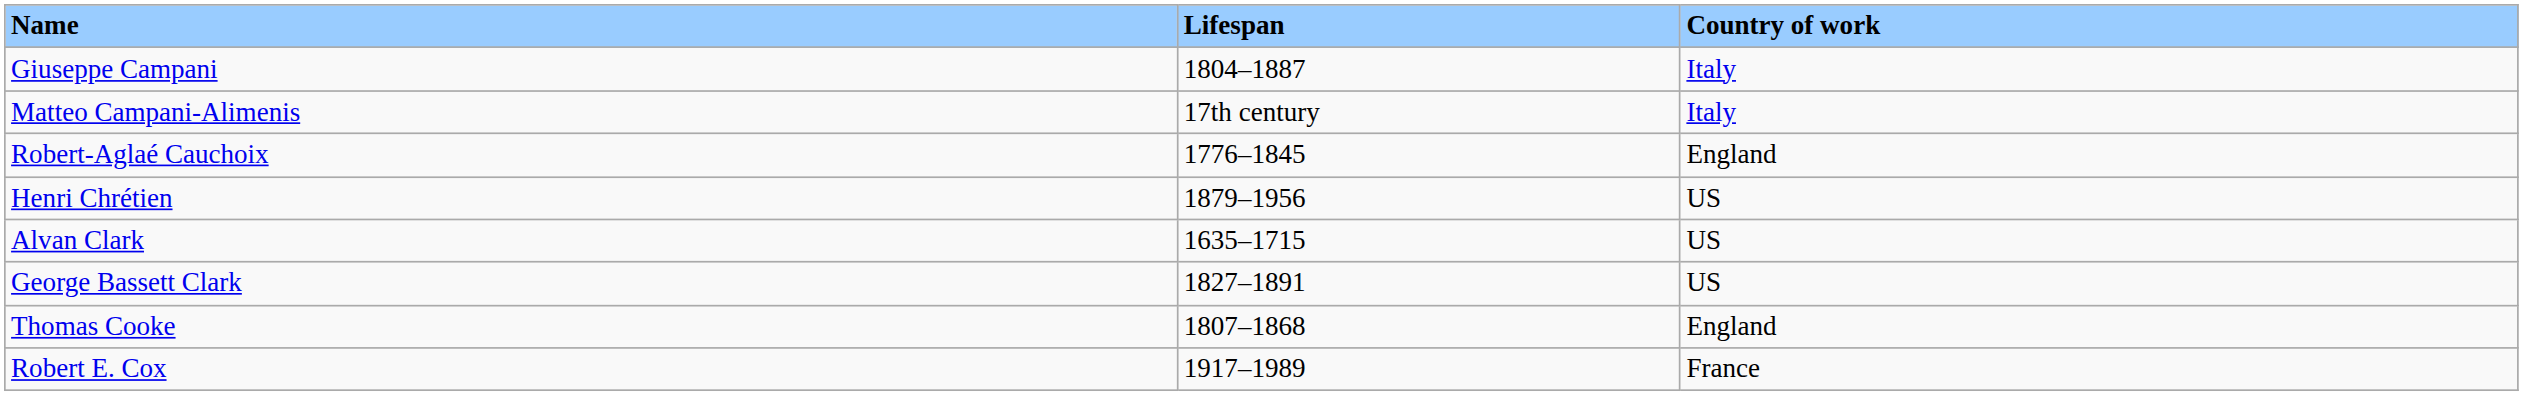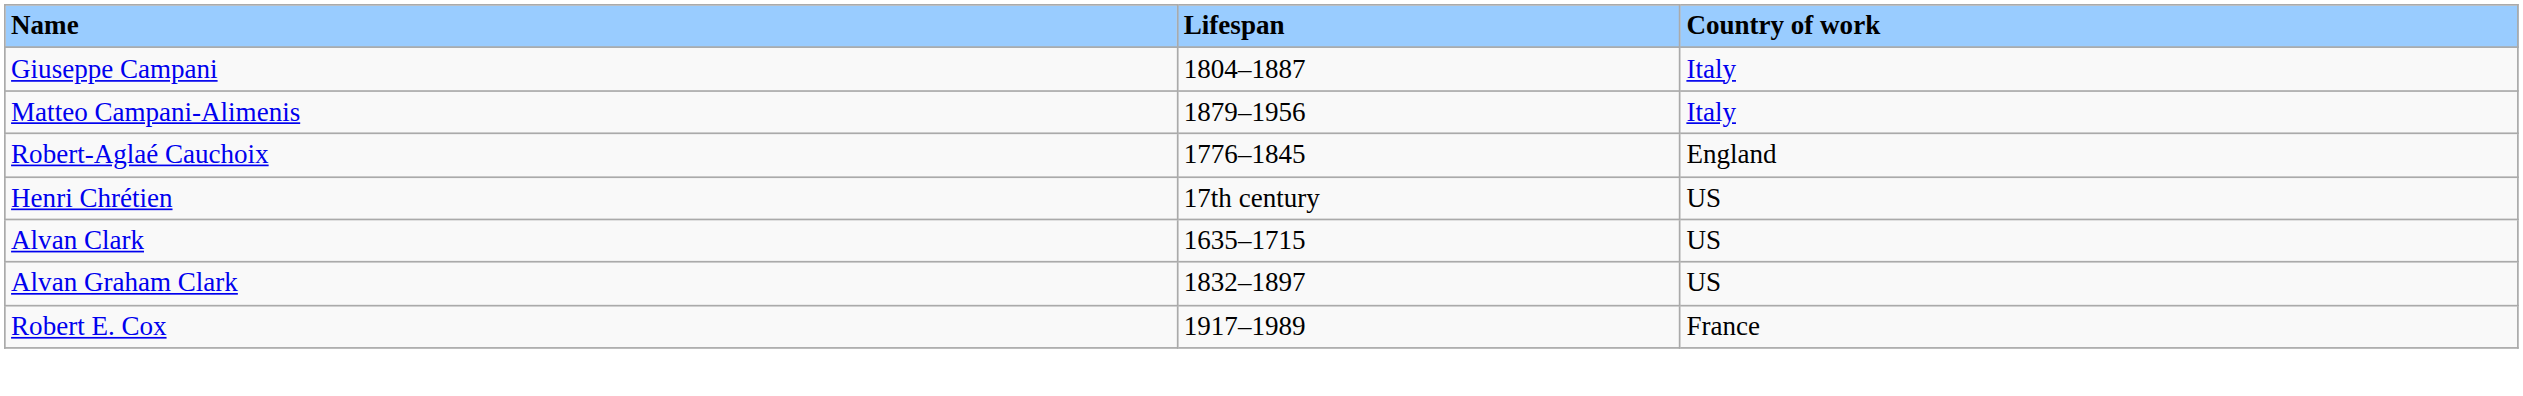(1252, 111) 17th century -> (1245, 111) 1879–1956
(1245, 197) 1879–1956 -> (1252, 197) 17th century
+ row: (124, 283)
- row: (126, 283)
- row: (93, 326)
